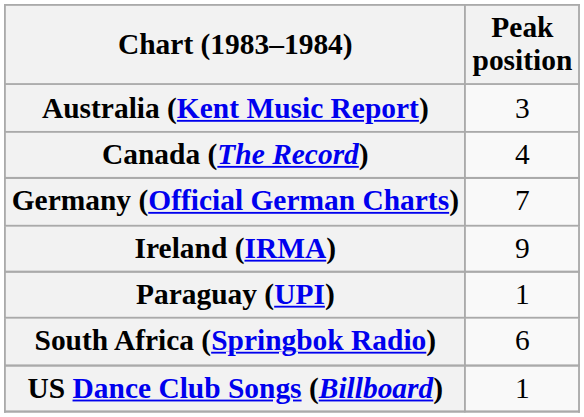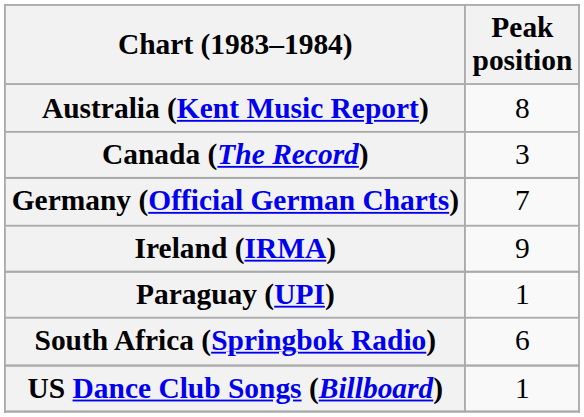(522, 107) 3 -> (522, 107) 8
(522, 154) 4 -> (522, 154) 3
